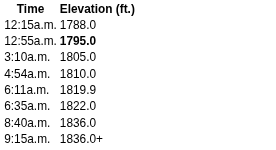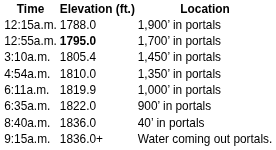+ column: (205, 9)
(78, 57) 1805.0 -> (78, 57) 1805.4
